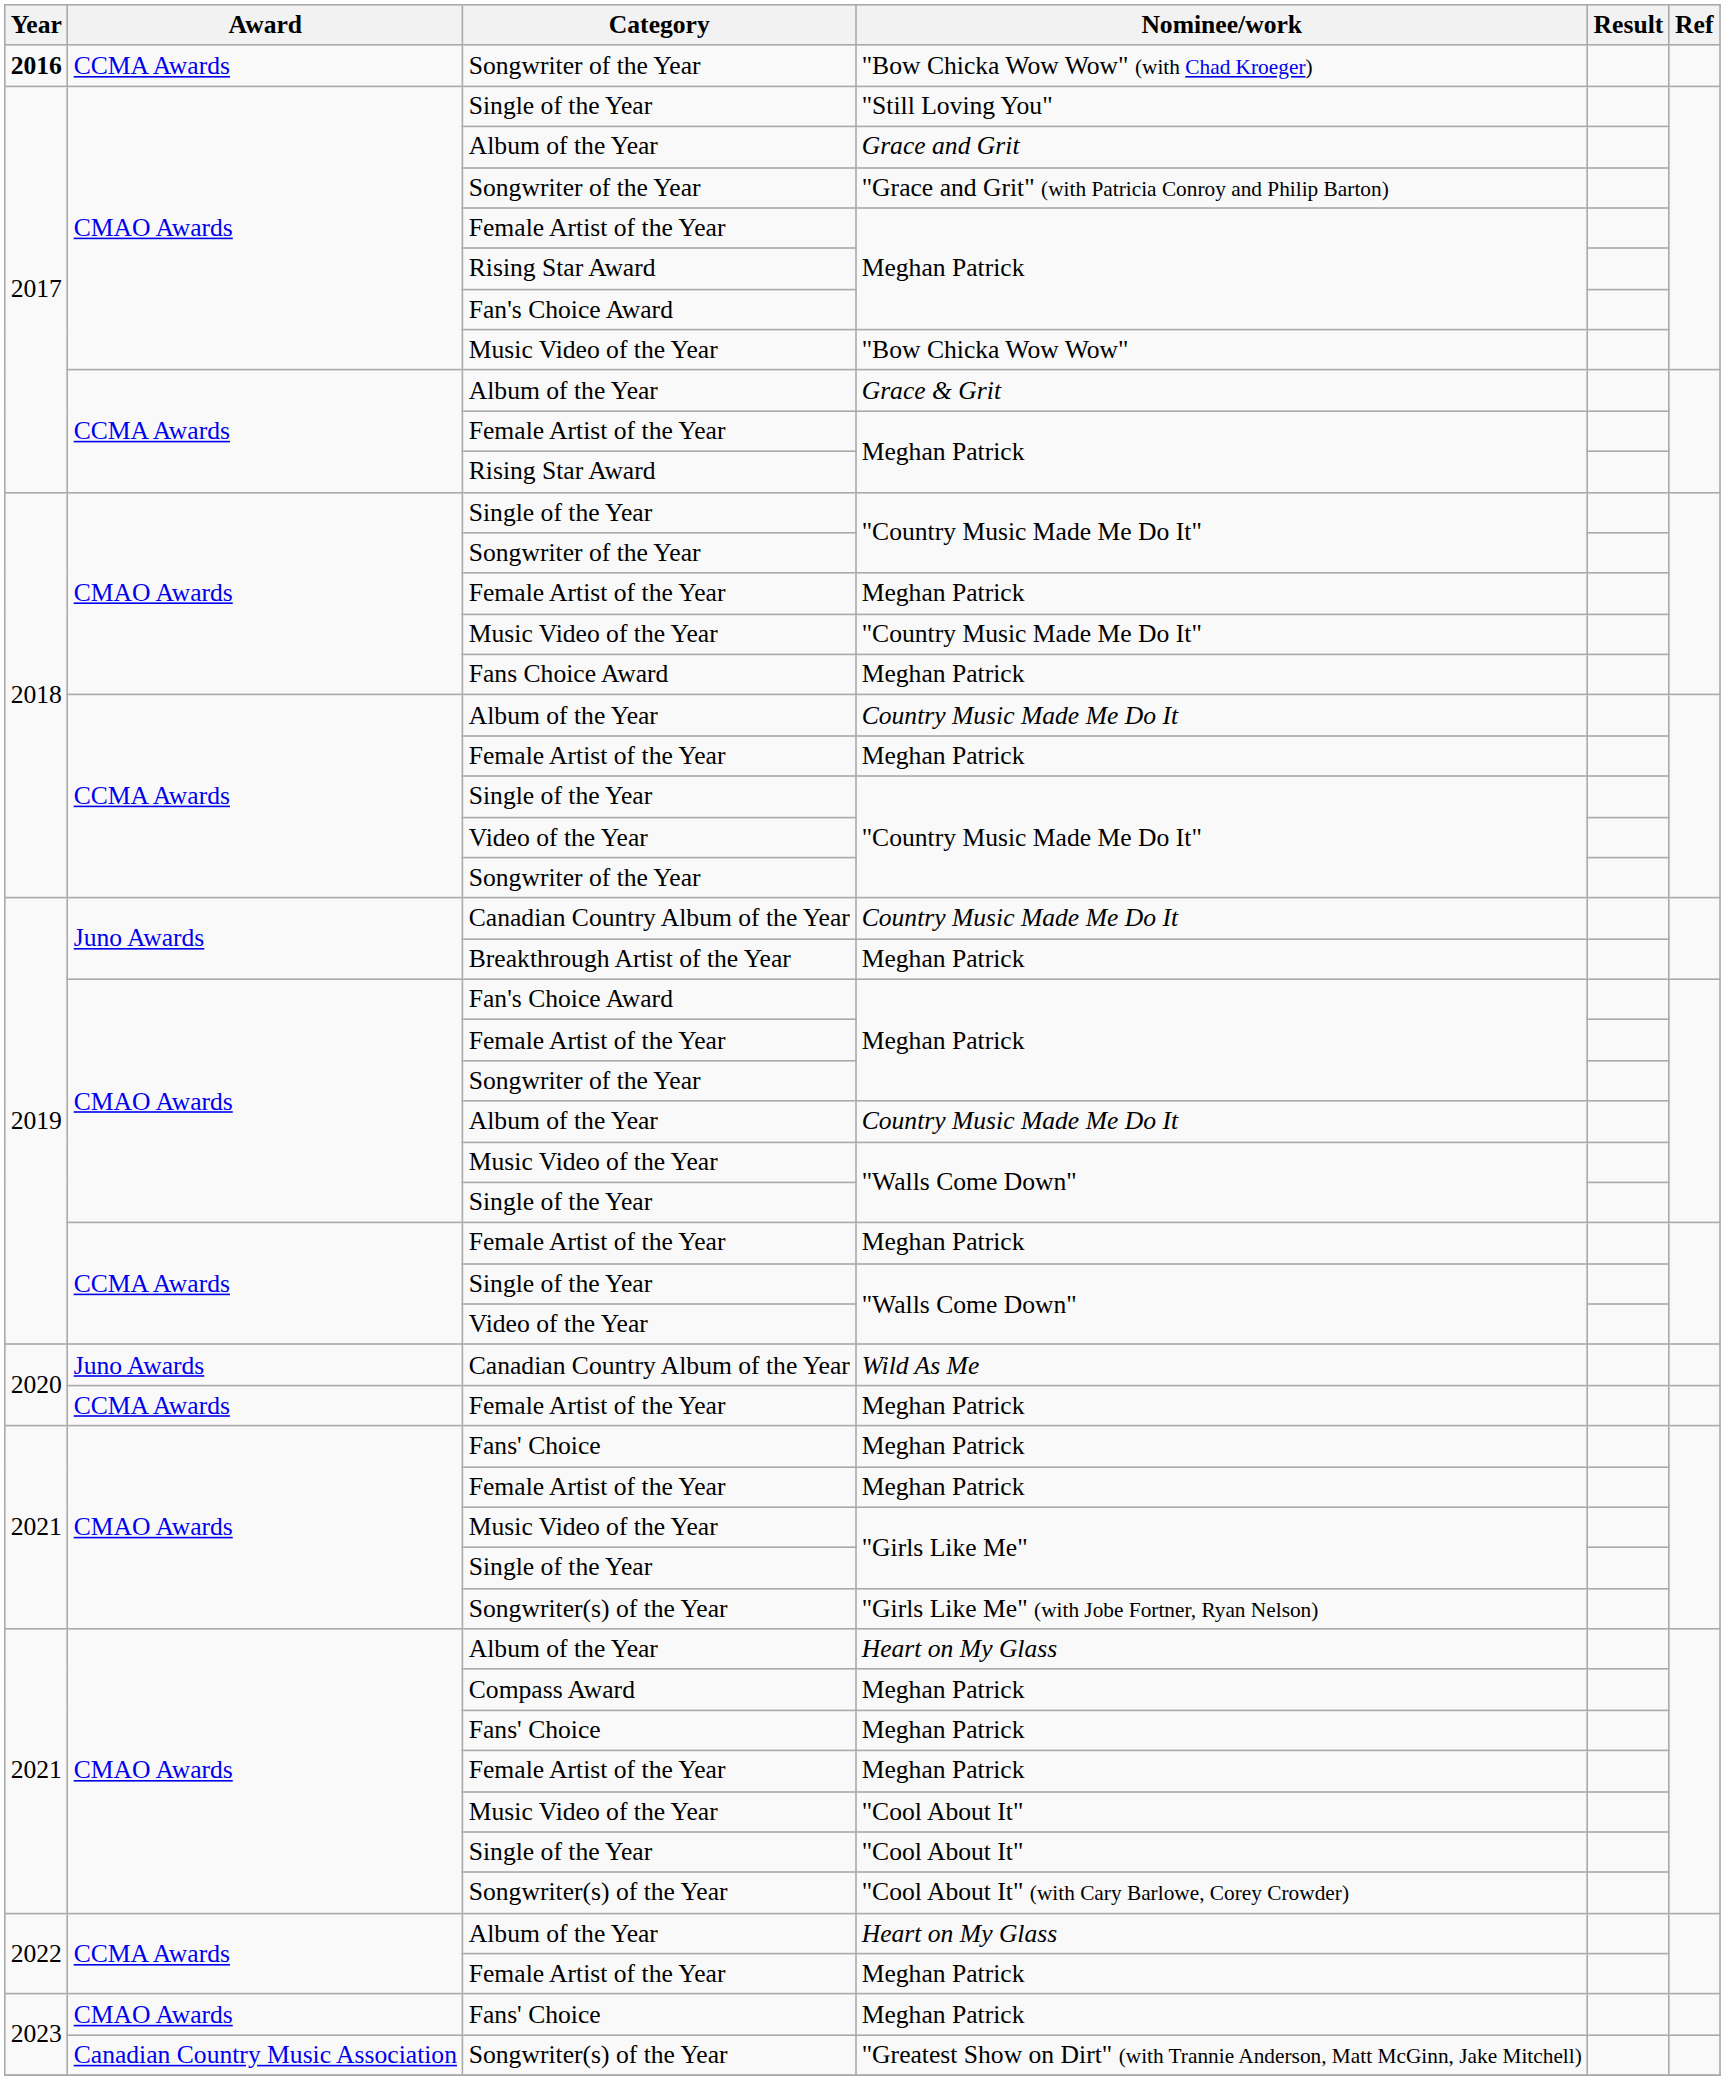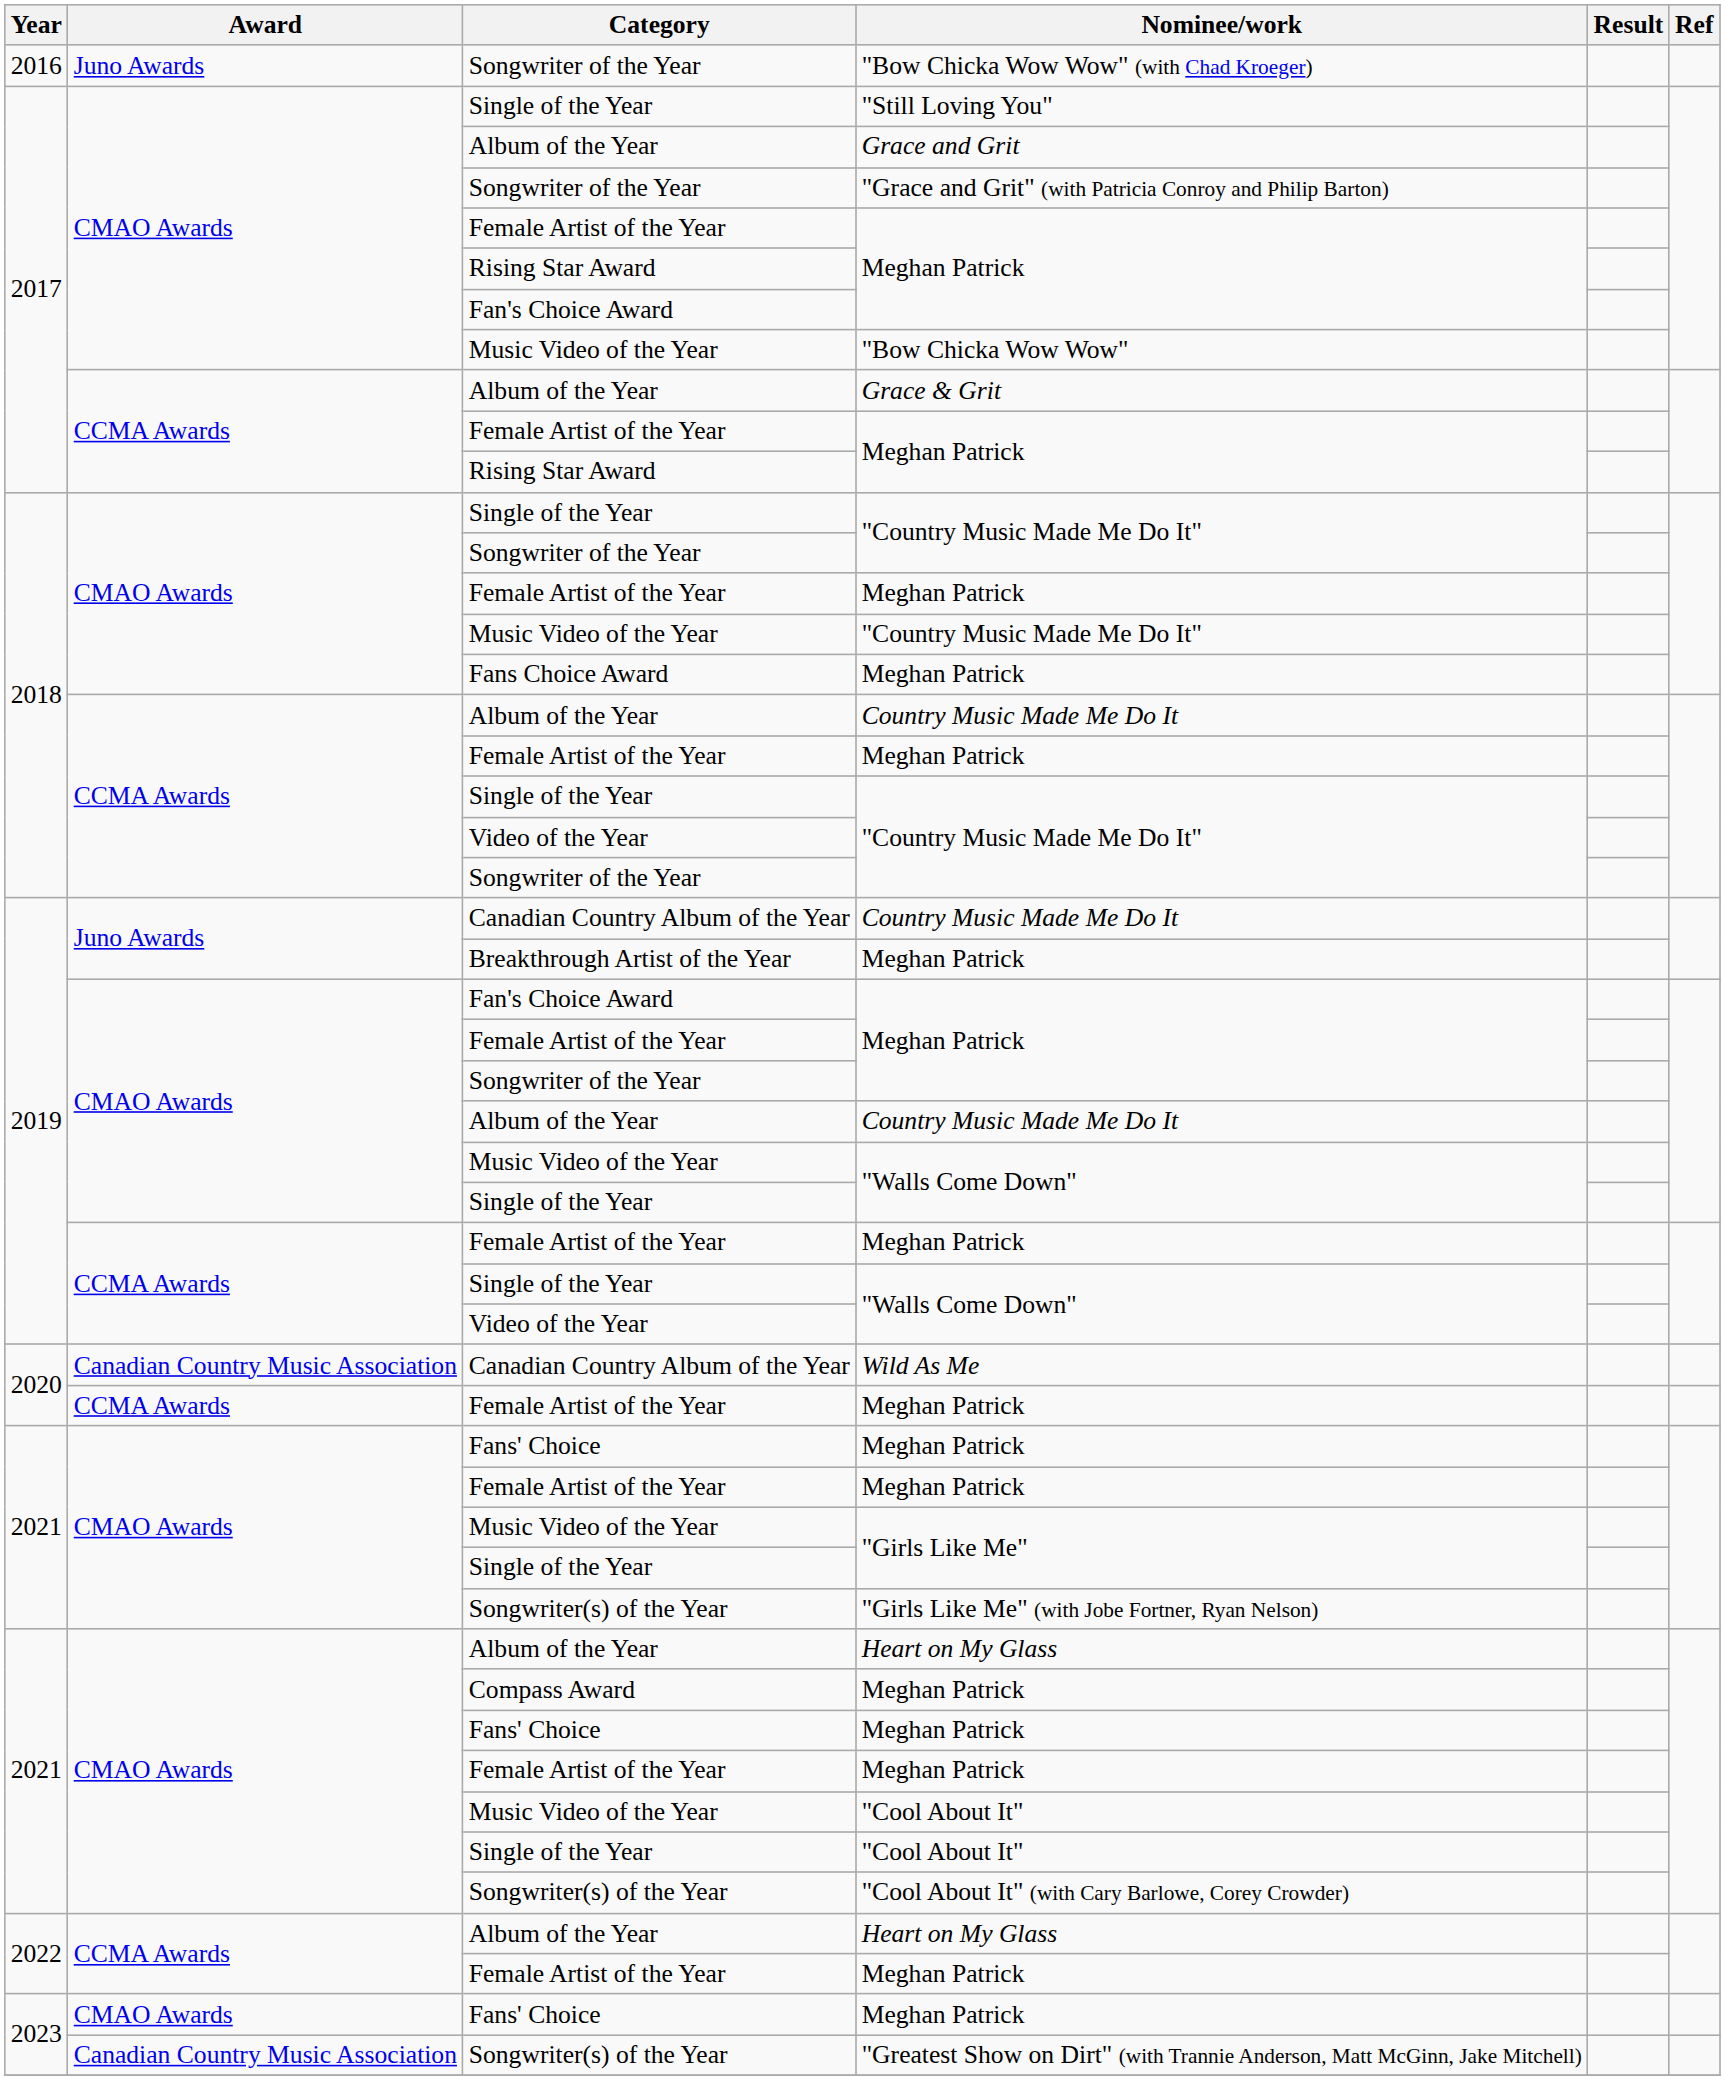(36, 65) bold -> (36, 65) normal
(152, 65) CCMA Awards -> (139, 65) Juno Awards
(139, 1364) Juno Awards -> (265, 1364) Canadian Country Music Association
